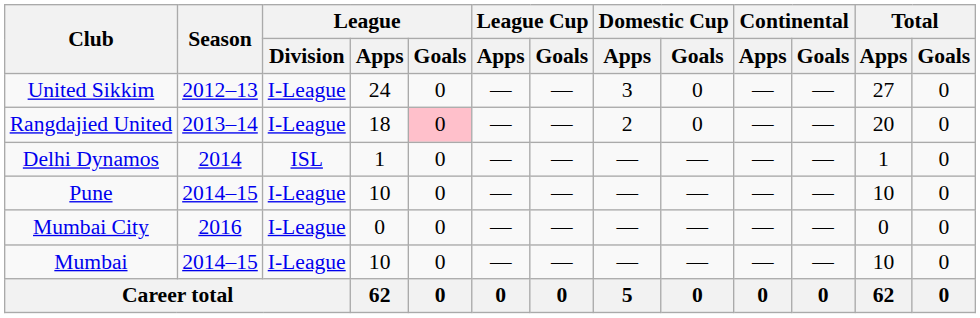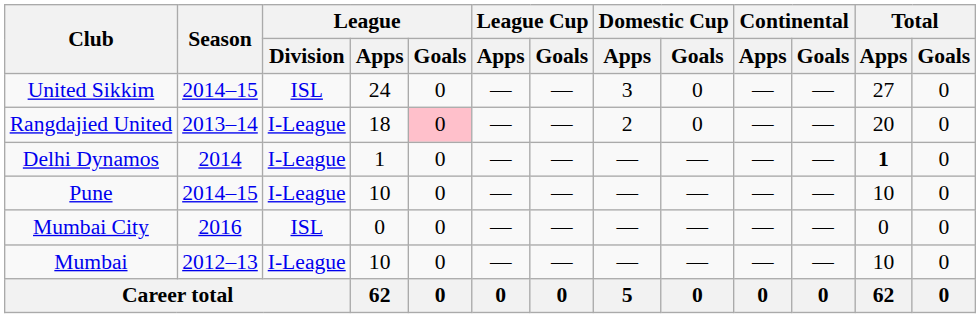(220, 90) 2012–13 -> (220, 90) 2014–15
(307, 90) I-League -> (307, 90) ISL
(307, 158) ISL -> (307, 158) I-League
(883, 158) normal -> (883, 158) bold
(307, 227) I-League -> (307, 227) ISL
(220, 261) 2014–15 -> (220, 261) 2012–13
